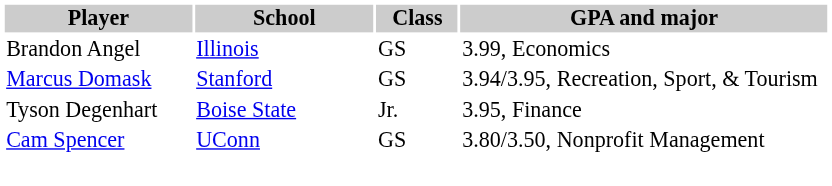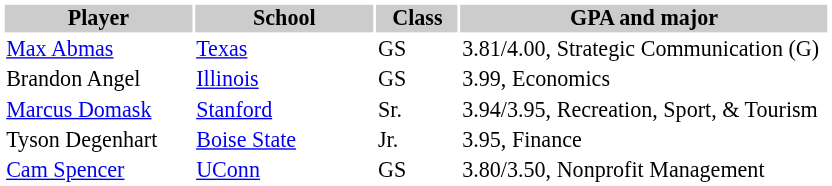+ row: (60, 48)
(392, 79) GS -> (390, 109) Sr.
